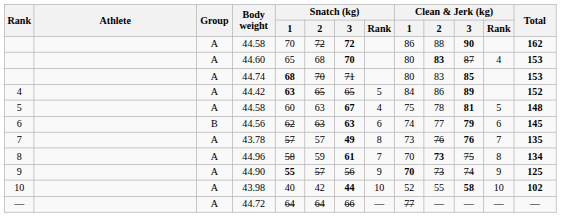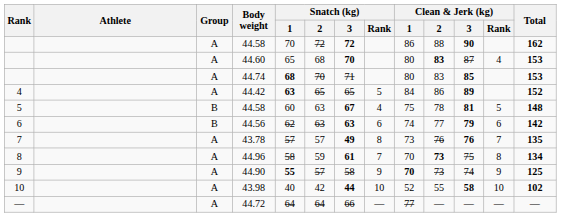(214, 108) A -> (214, 108) B
(535, 124) 145 -> (535, 124) 142
(350, 172) 56 -> (350, 172) 58
